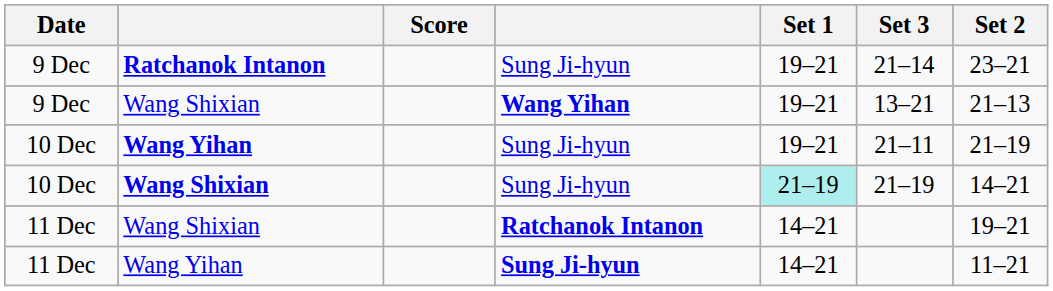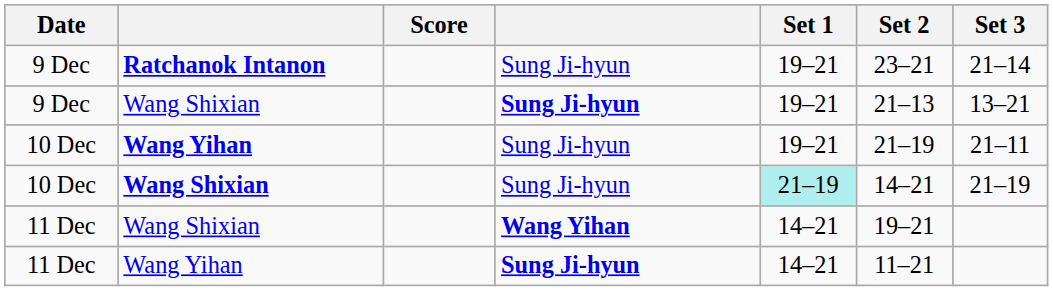columns swapped: (1000, 24) <-> (904, 24)
(565, 105) Wang Yihan -> (570, 105) Sung Ji-hyun
(602, 225) Ratchanok Intanon -> (565, 225) Wang Yihan
